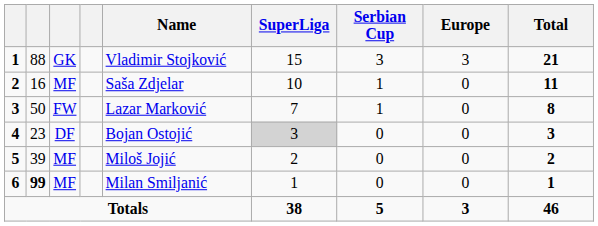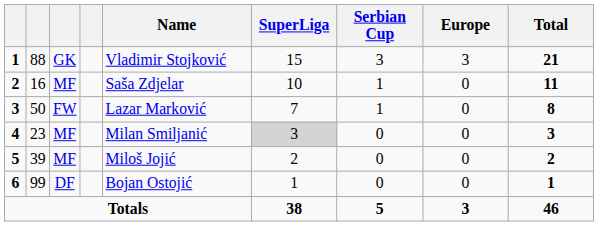(65, 134) DF -> (65, 134) MF
(149, 134) Bojan Ostojić -> (156, 134) Milan Smiljanić
(38, 183) bold -> (38, 183) normal
(65, 183) MF -> (65, 183) DF
(156, 183) Milan Smiljanić -> (149, 183) Bojan Ostojić
